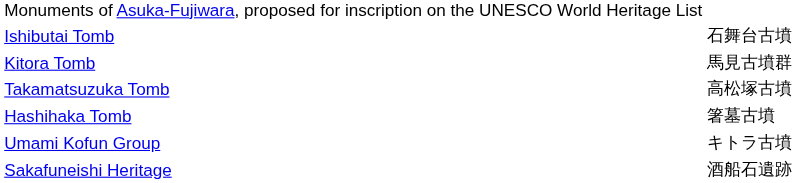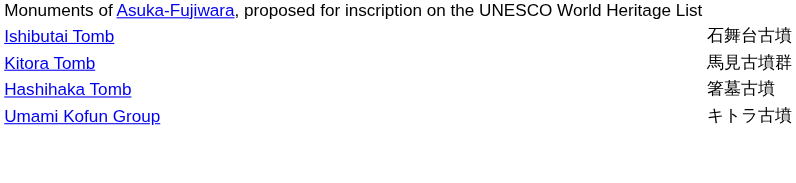- row: (92, 89)
- row: (88, 169)
